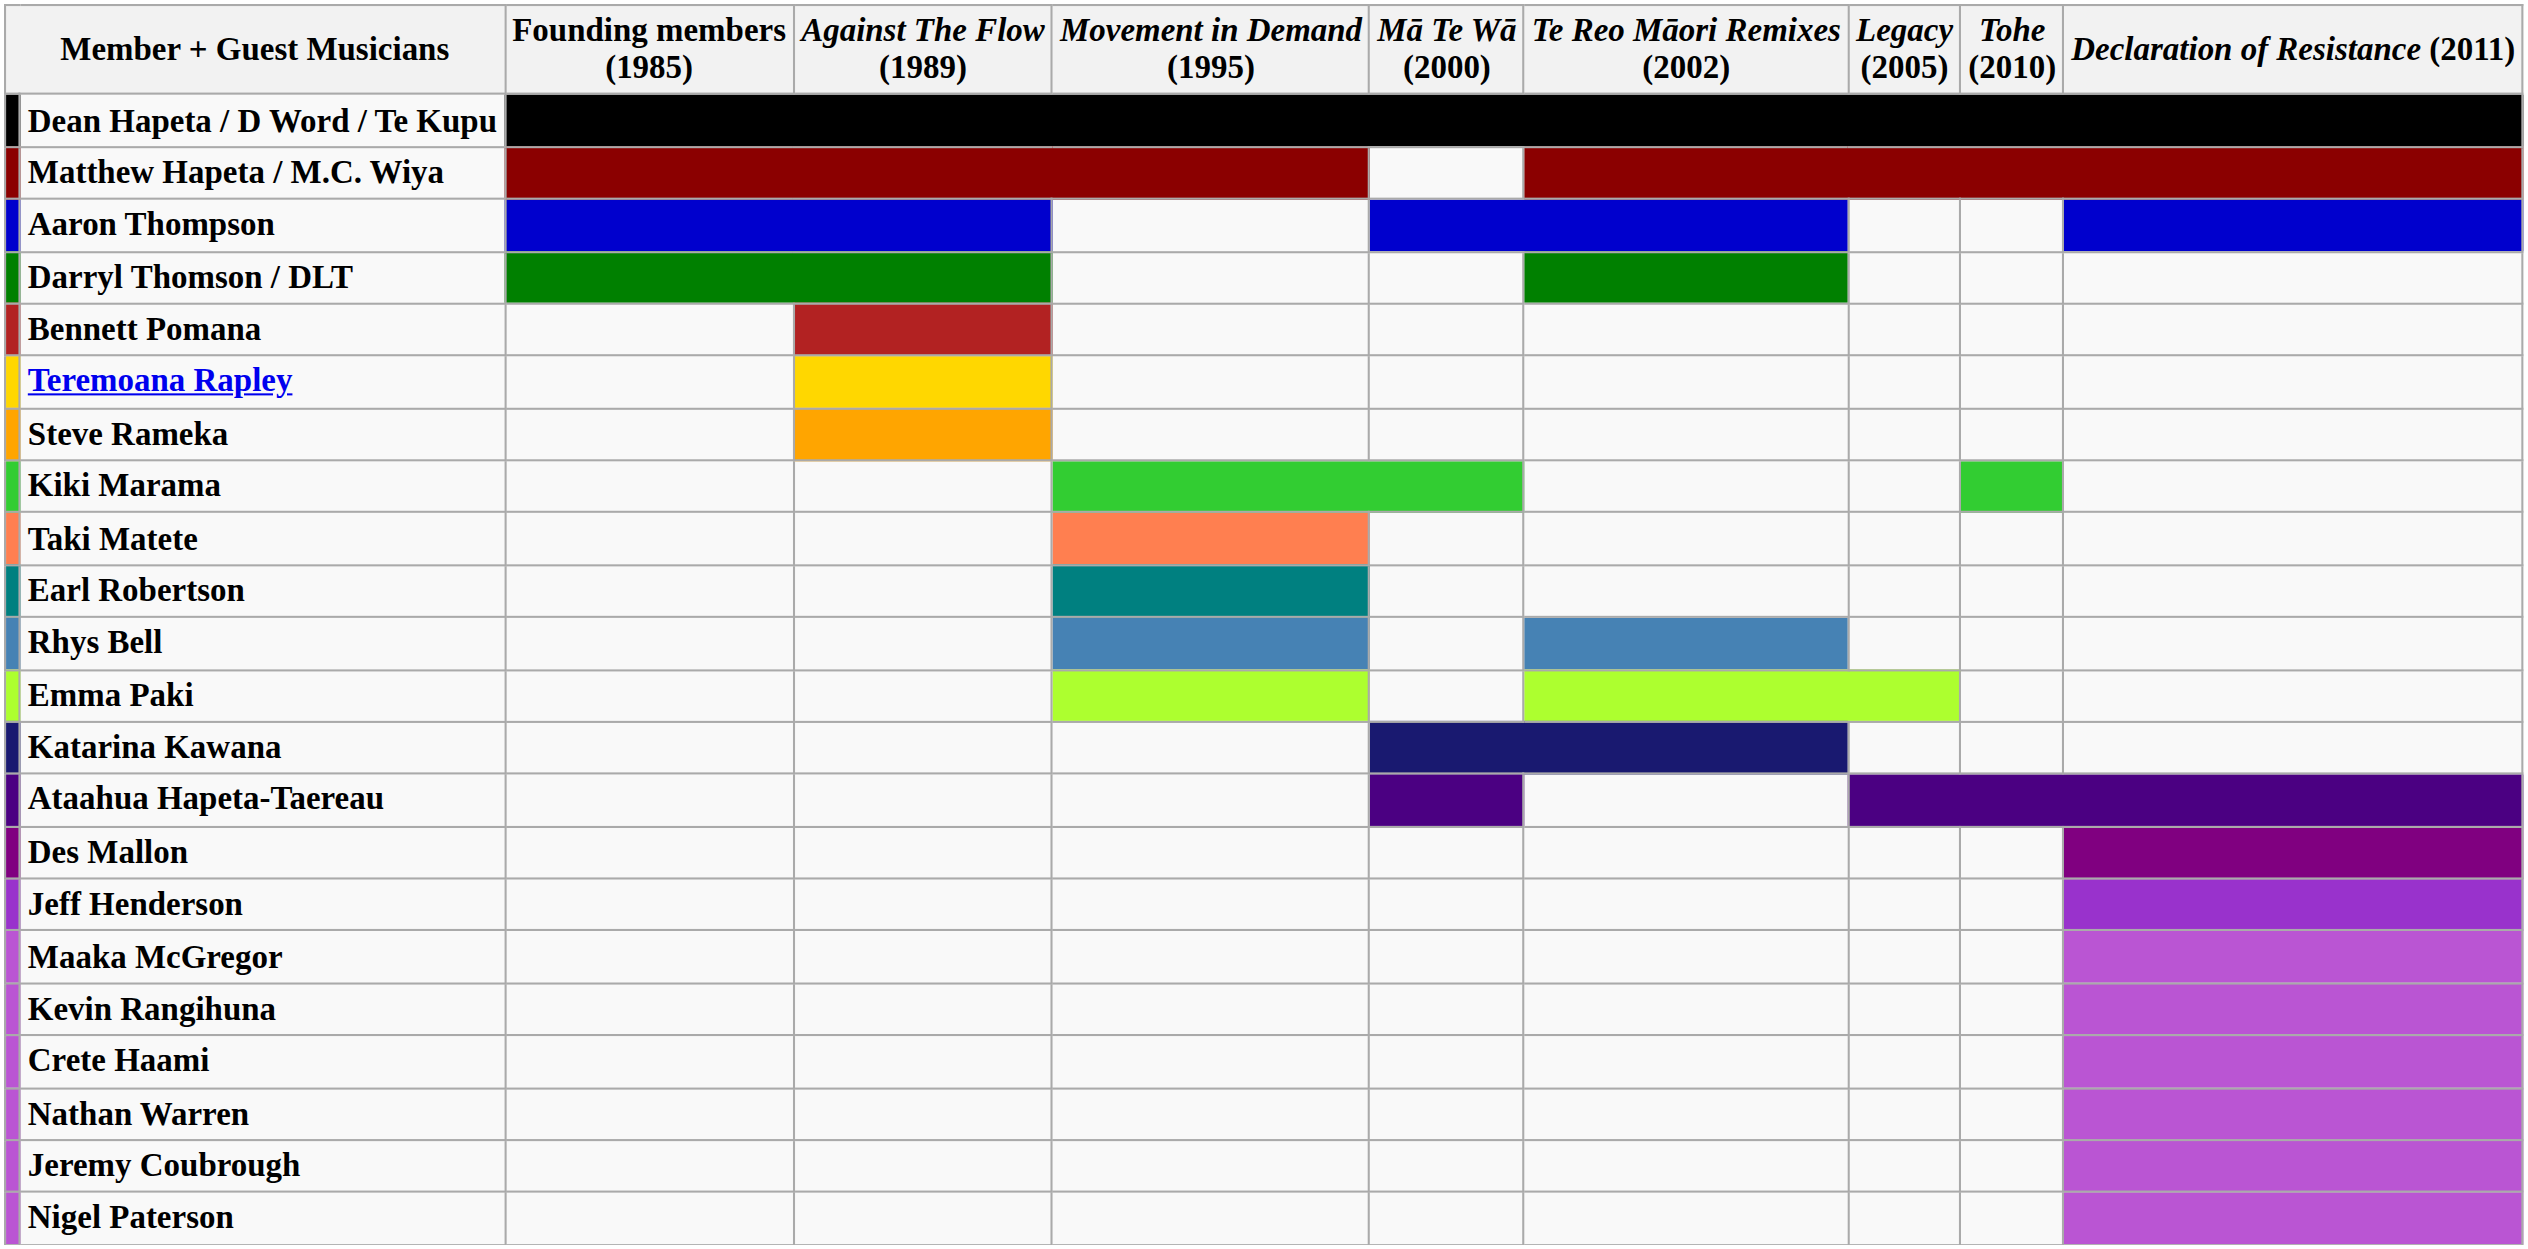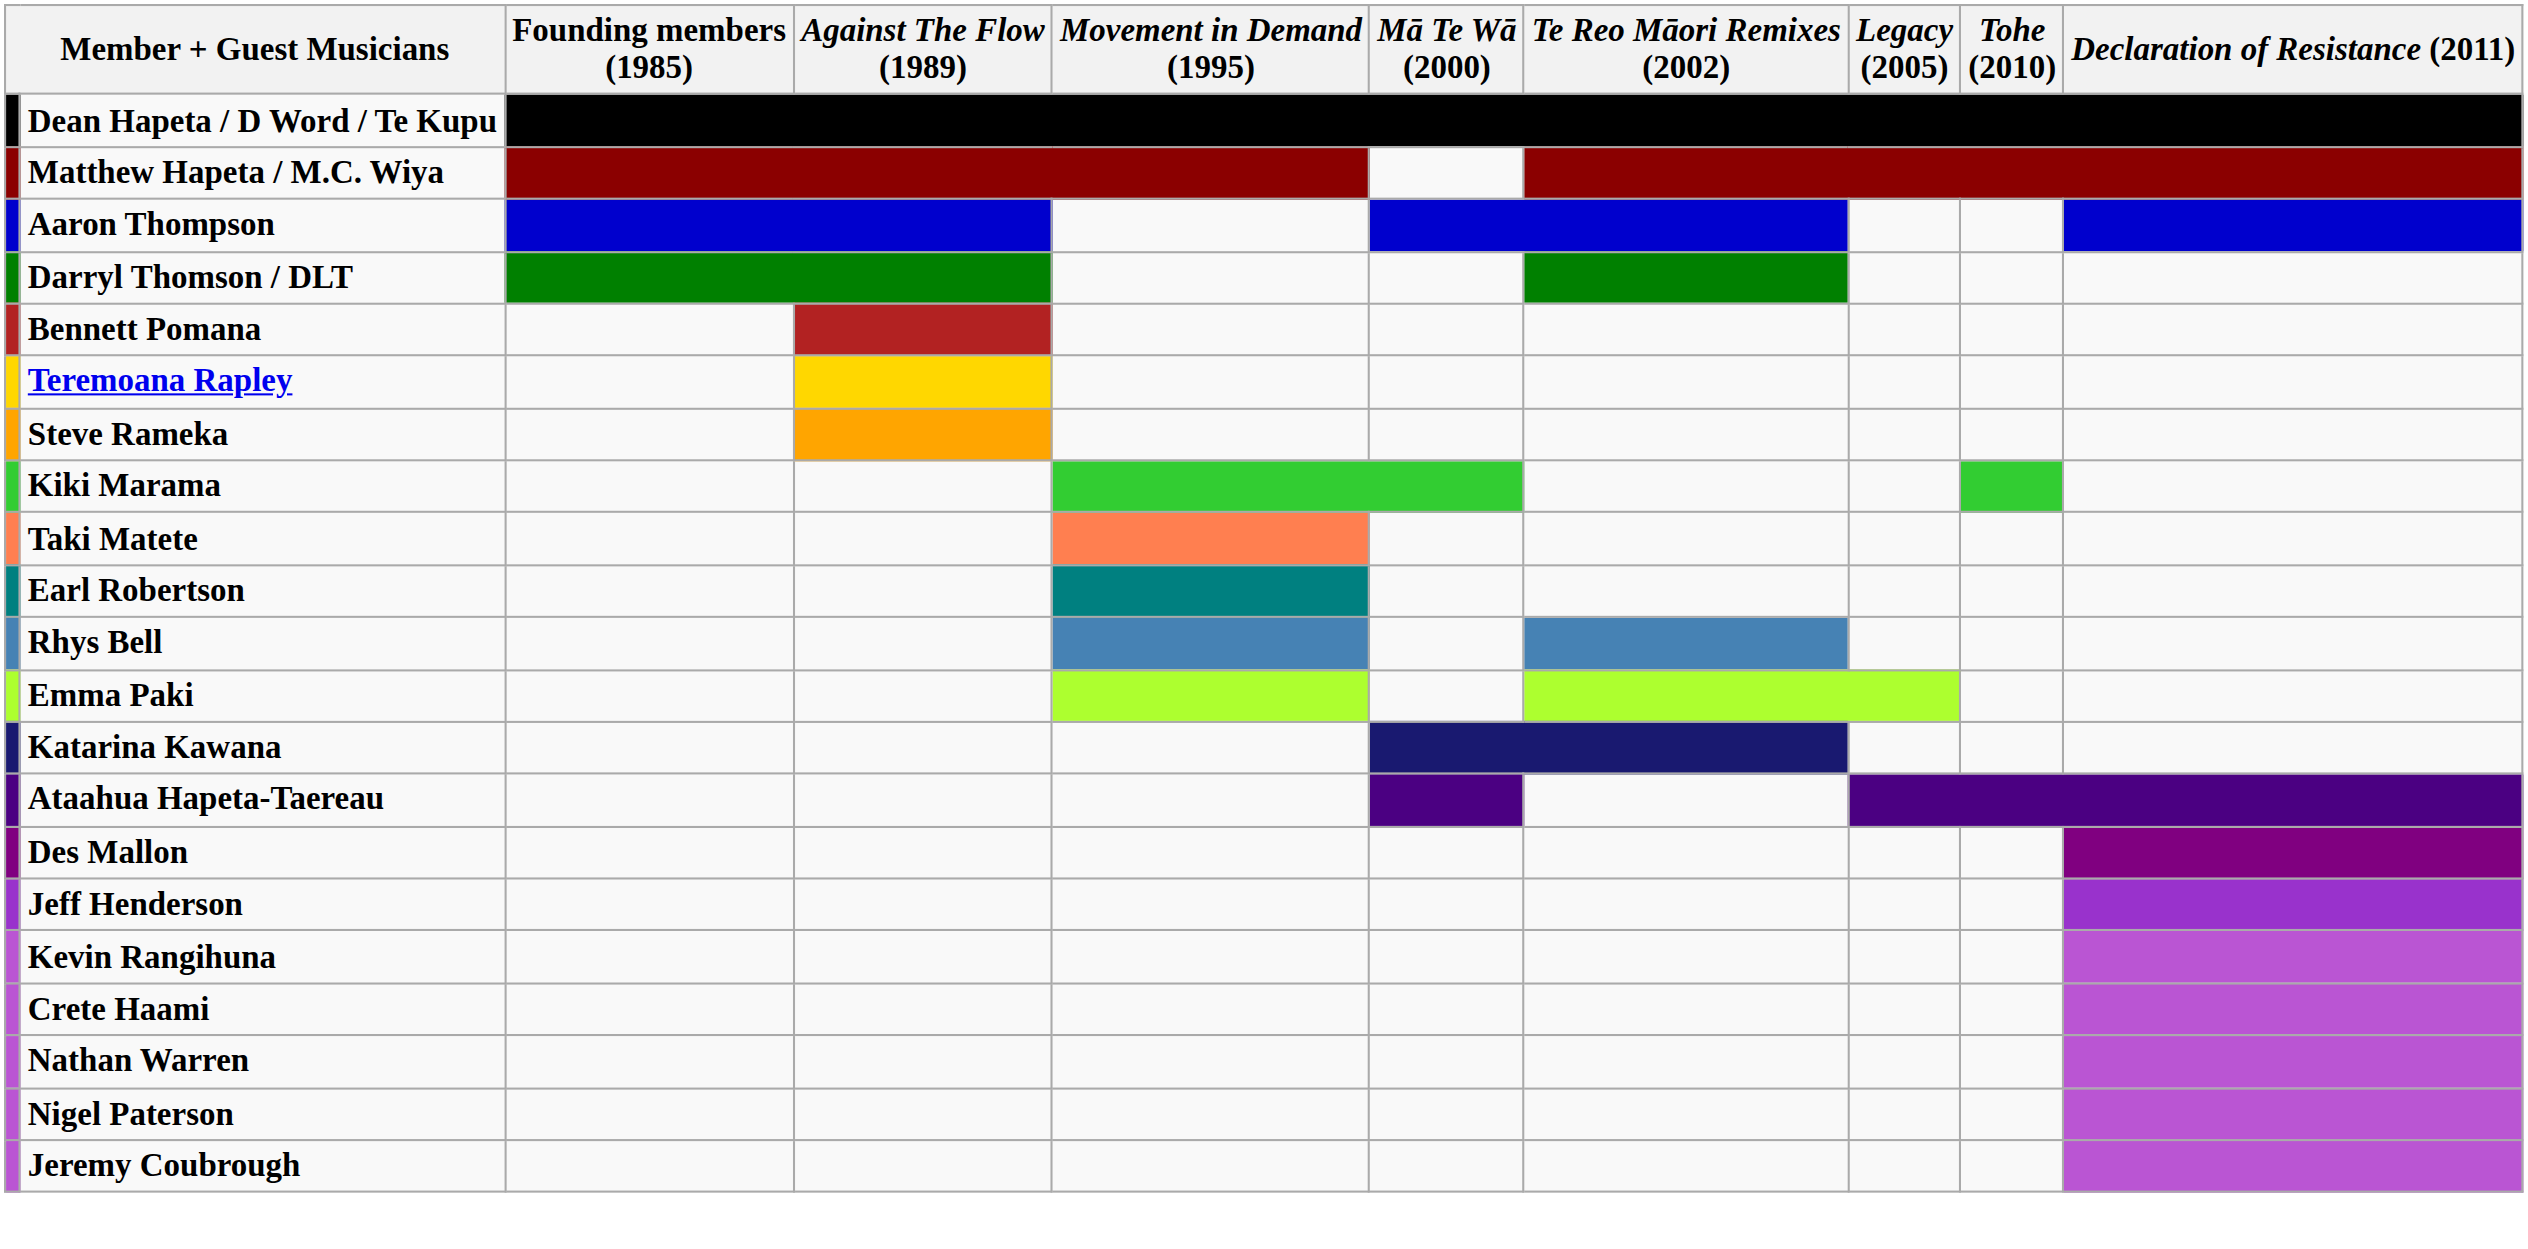- row: (155, 956)
rows swapped: (164, 1165) <-> (131, 1217)
